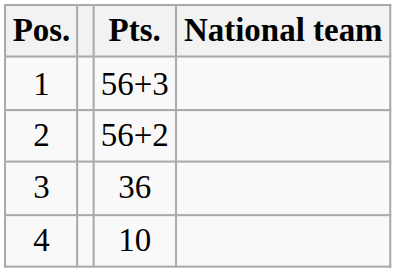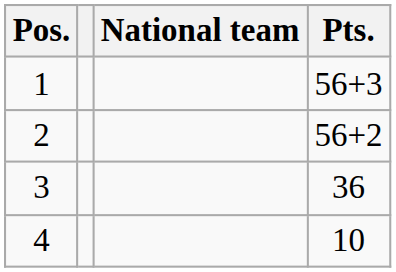columns swapped: (283, 30) <-> (135, 30)
